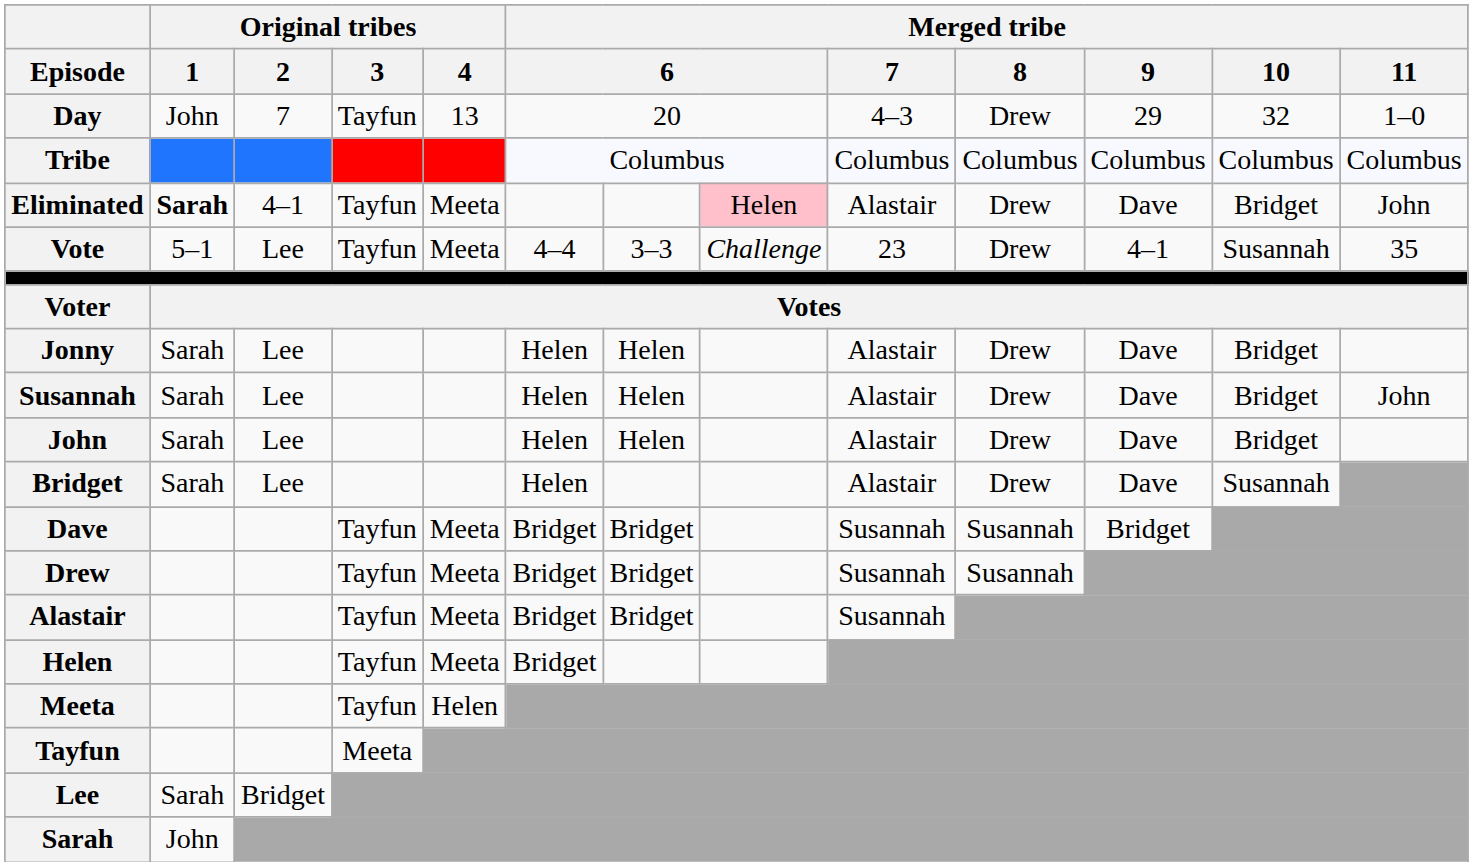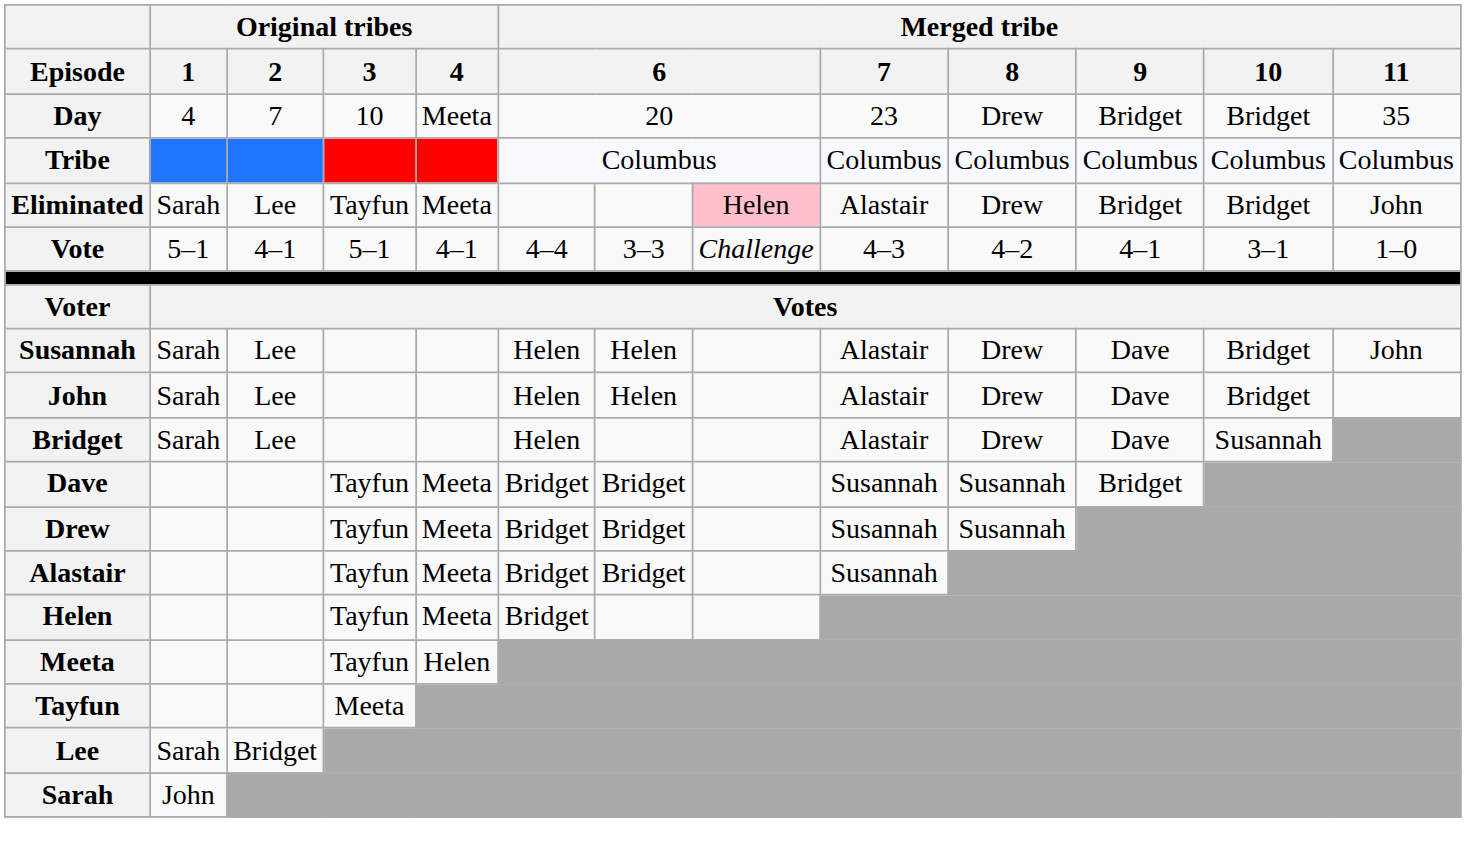(192, 115) John -> (188, 115) 4
(377, 115) Tayfun -> (370, 115) 10
(465, 115) 13 -> (457, 115) Meeta
(892, 115) 4–3 -> (884, 115) 23
(1148, 115) 29 -> (1140, 115) Bridget
(1276, 115) 32 -> (1268, 115) Bridget
(1404, 115) 1–0 -> (1396, 115) 35
(192, 204) bold -> (188, 204) normal
(283, 204) 4–1 -> (275, 204) Lee
(1148, 204) Dave -> (1140, 204) Bridget
(283, 248) Lee -> (275, 248) 4–1
(377, 248) Tayfun -> (370, 248) 5–1
(465, 248) Meeta -> (457, 248) 4–1
(892, 248) 23 -> (884, 248) 4–3
(1020, 248) Drew -> (1012, 248) 4–2
(1276, 248) Susannah -> (1268, 248) 3–1
(1404, 248) 35 -> (1396, 248) 1–0
- row: (77, 350)
